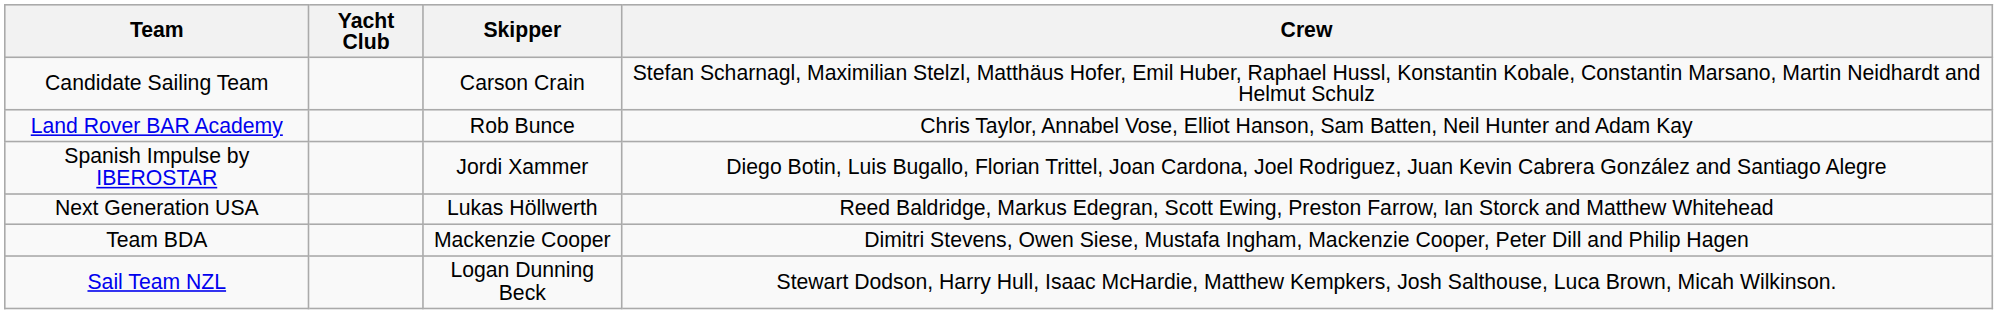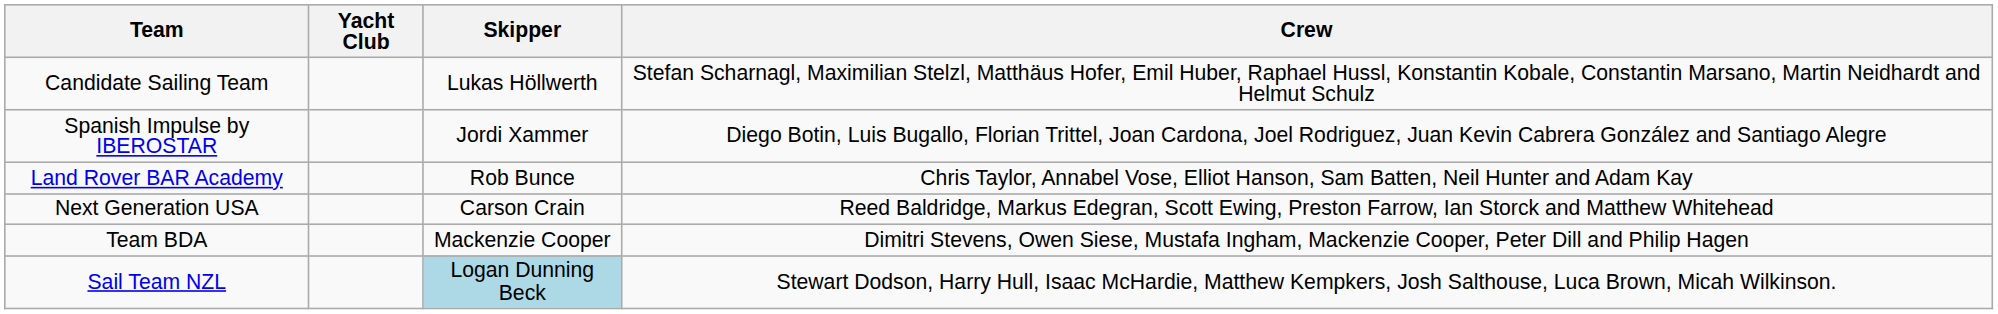(522, 83) Carson Crain -> (522, 83) Lukas Höllwerth
rows swapped: (157, 125) <-> (157, 167)
(522, 209) Lukas Höllwerth -> (522, 209) Carson Crain
(522, 282) no background -> (522, 282) lightblue background
